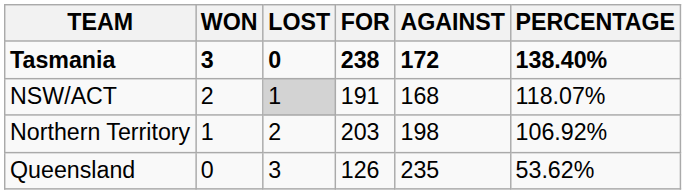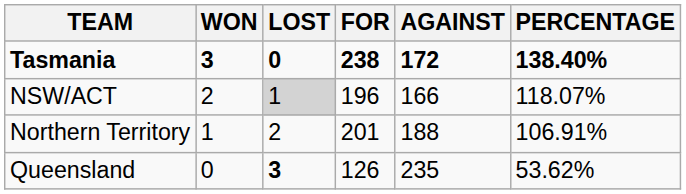(360, 96) 191 -> (360, 96) 196
(420, 96) 168 -> (420, 96) 166
(360, 133) 203 -> (360, 133) 201
(420, 133) 198 -> (420, 133) 188
(561, 133) 106.92% -> (561, 133) 106.91%
(275, 170) normal -> (275, 170) bold
